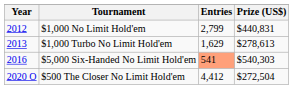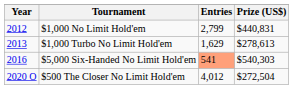(212, 76) 4,412 -> (212, 76) 4,012
